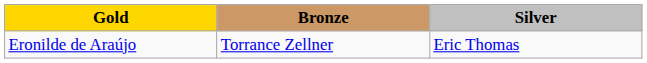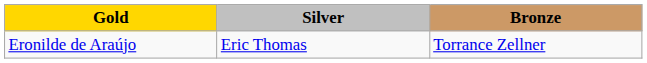columns swapped: (536, 17) <-> (323, 17)
